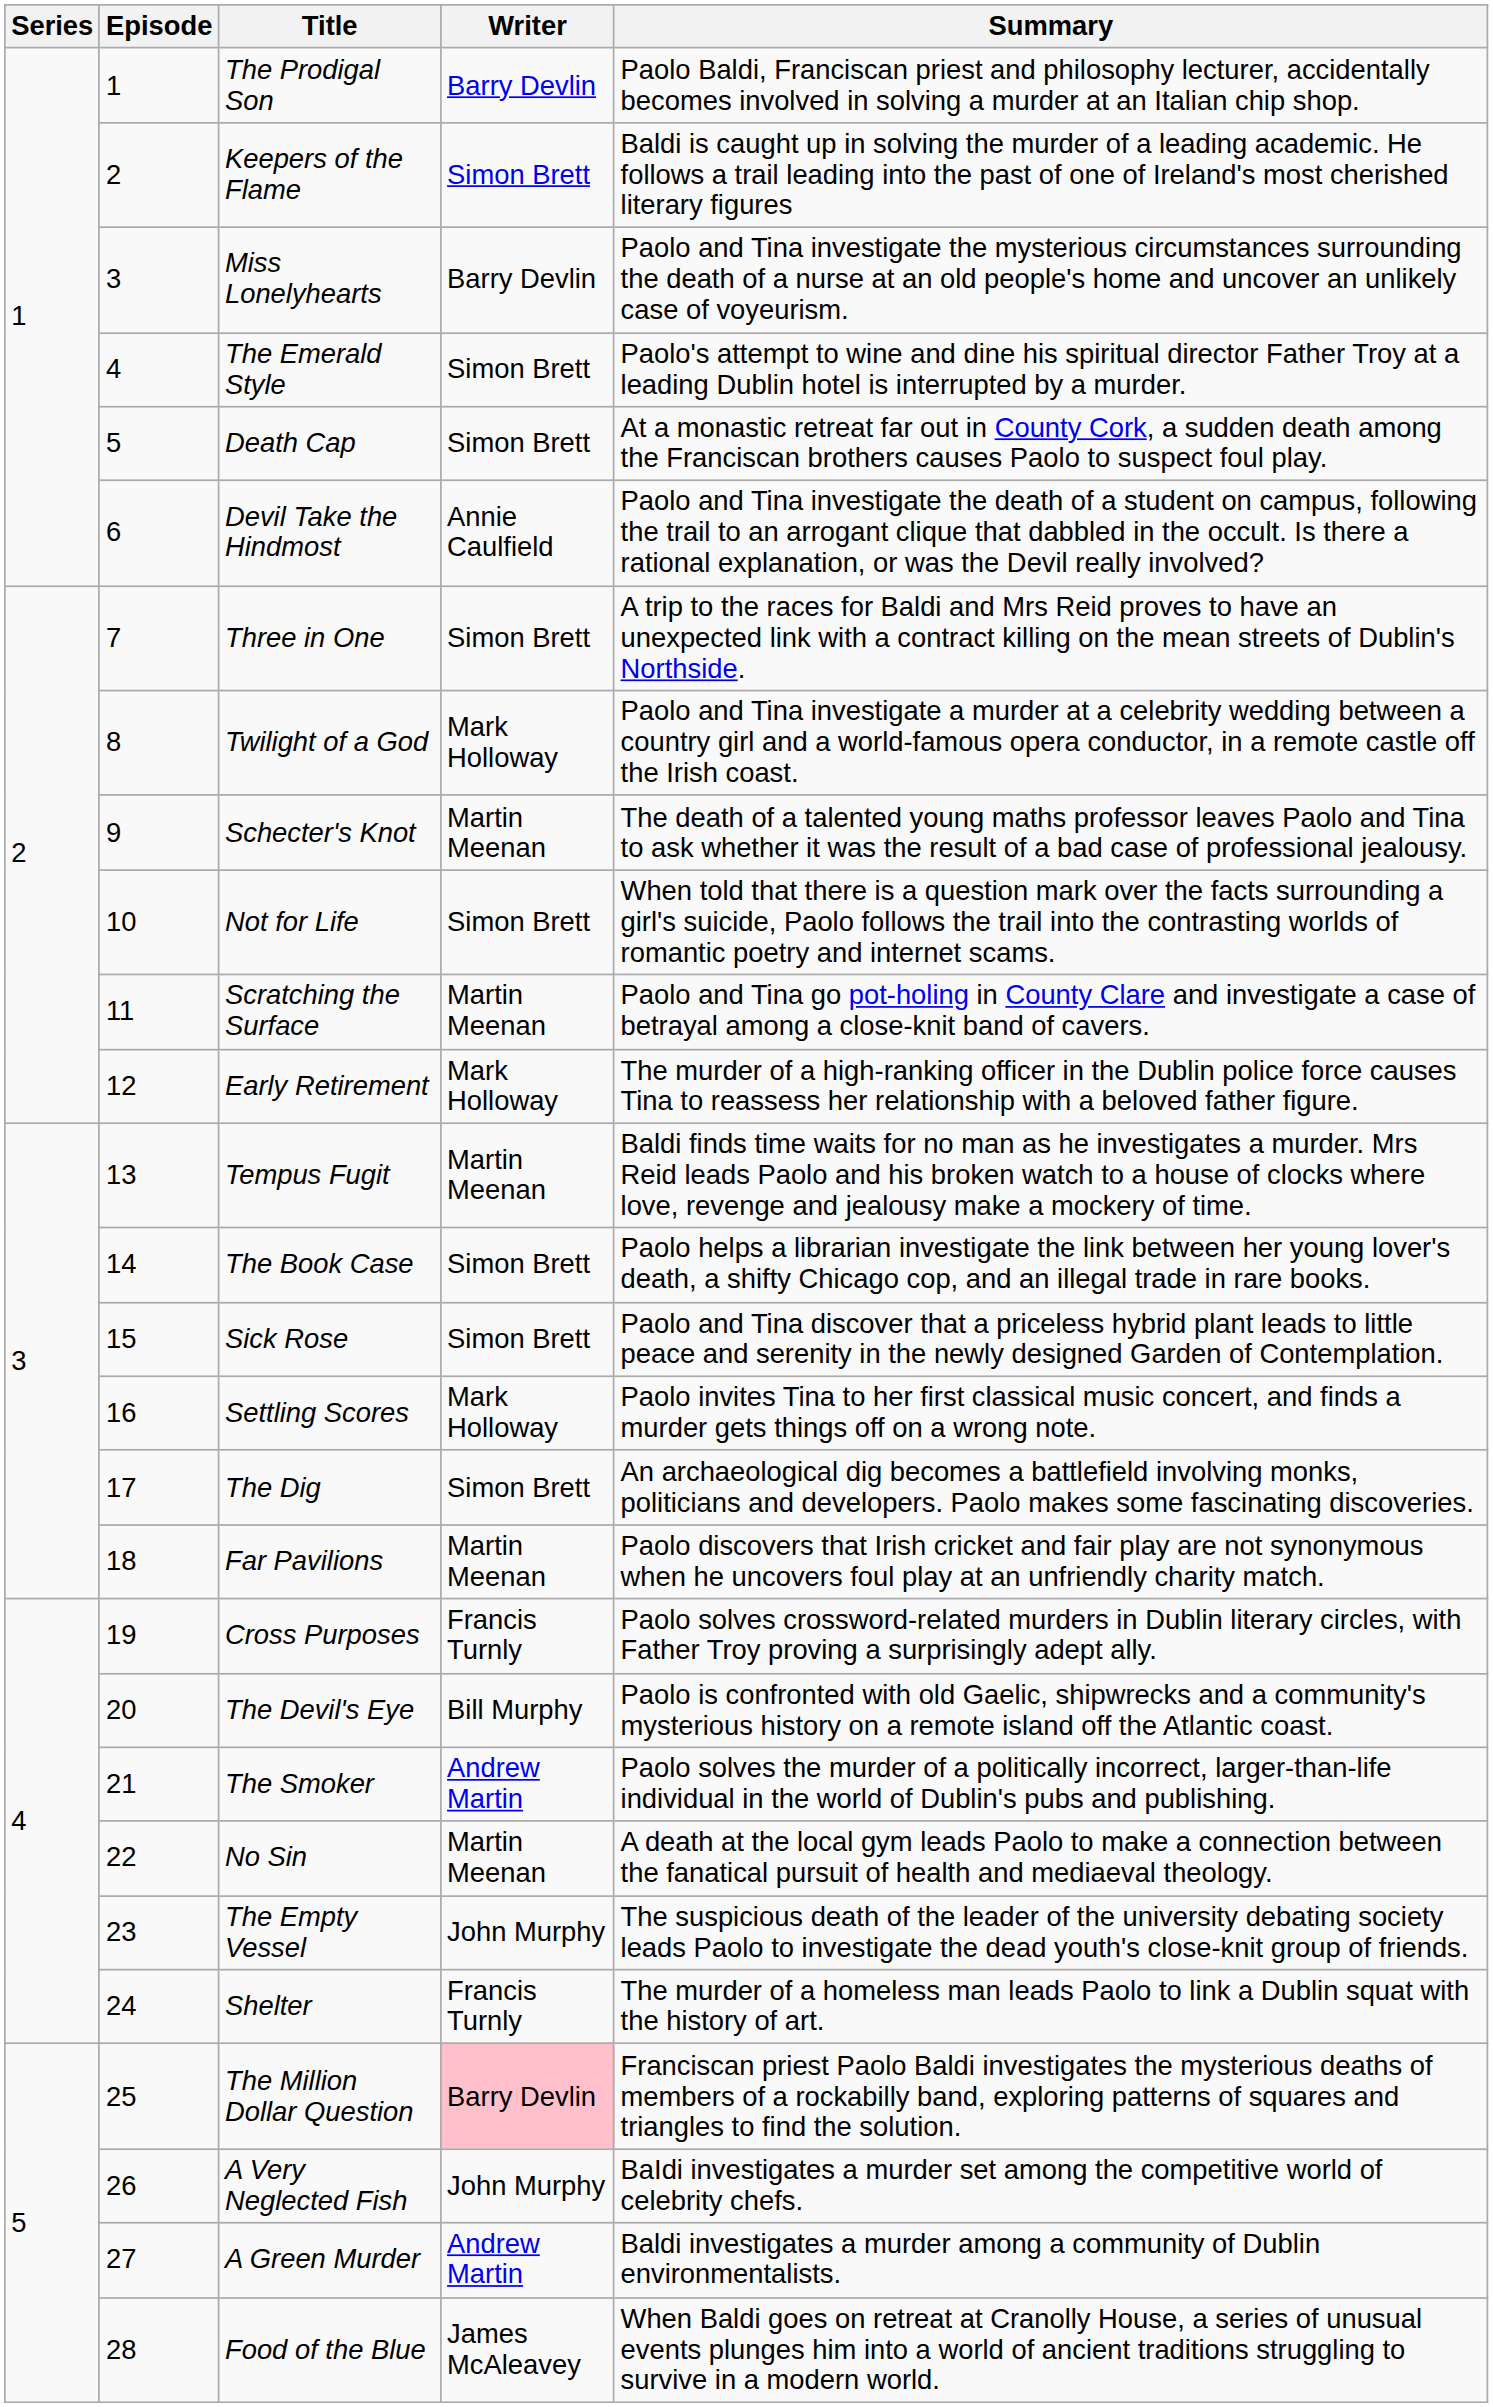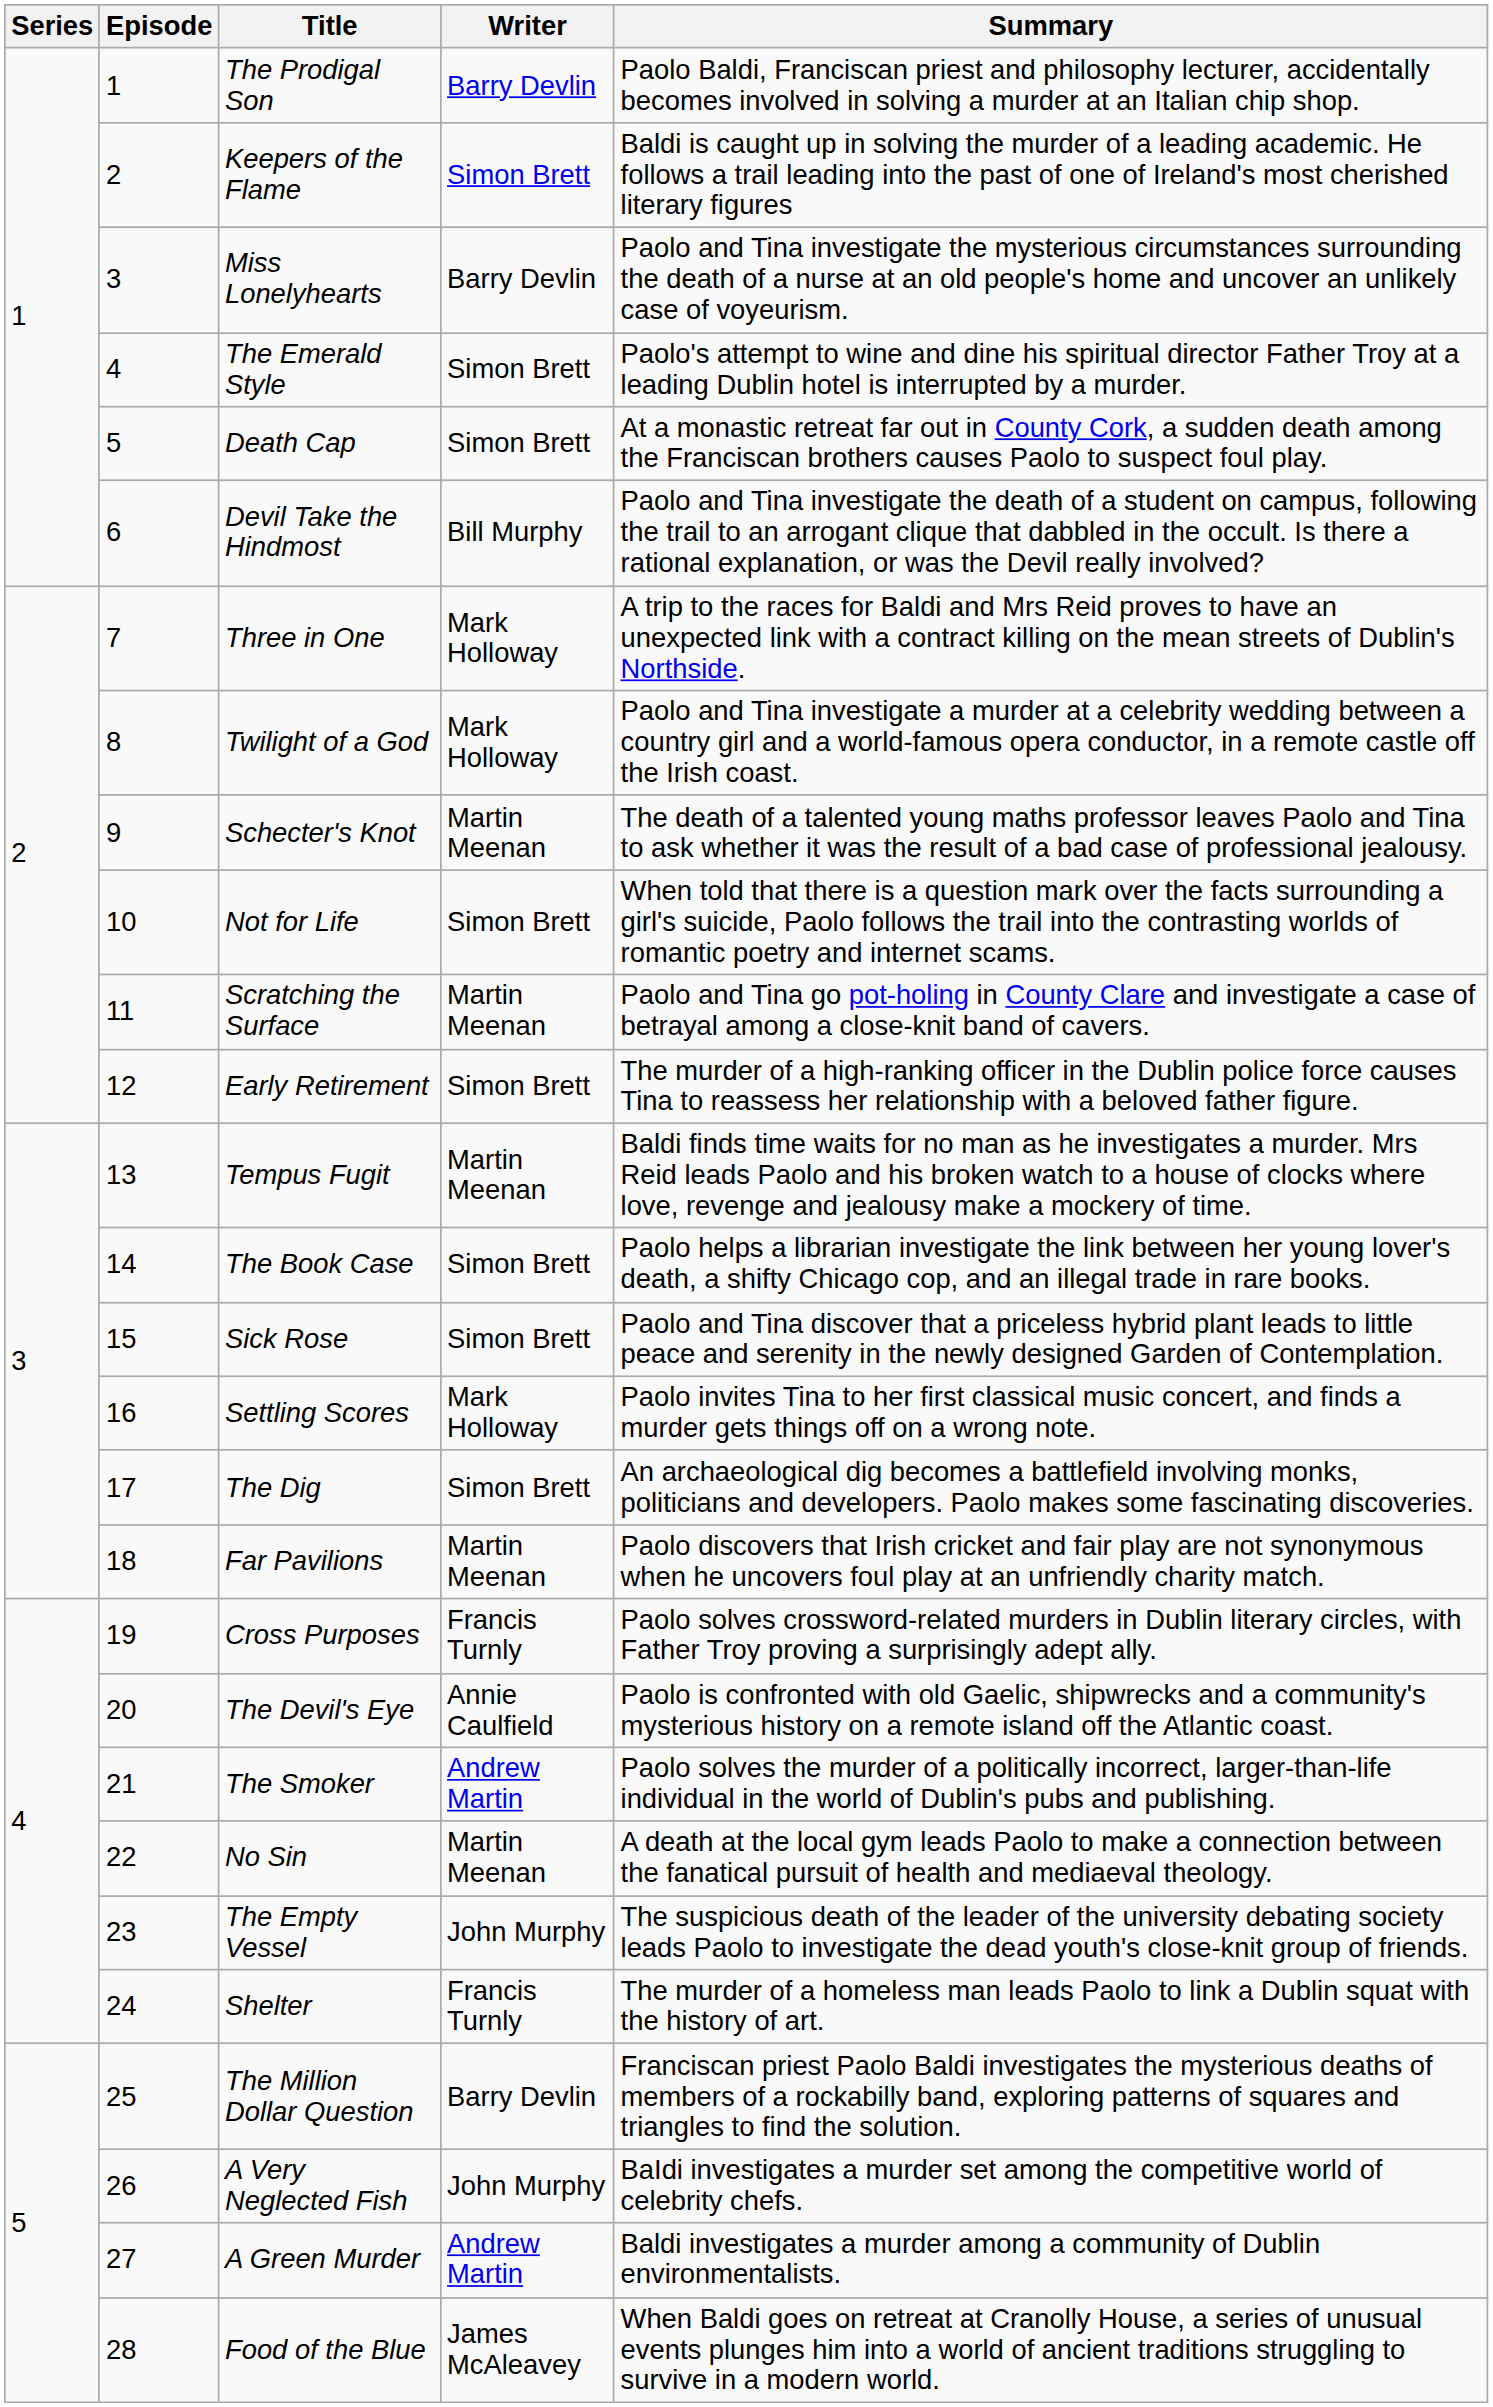(500, 532) Annie Caulfield -> (515, 532) Bill Murphy
(519, 637) Simon Brett -> (503, 637) Mark Holloway
(503, 1085) Mark Holloway -> (519, 1085) Simon Brett
(515, 1709) Bill Murphy -> (500, 1709) Annie Caulfield
(522, 2095) pink background -> (522, 2095) no background
